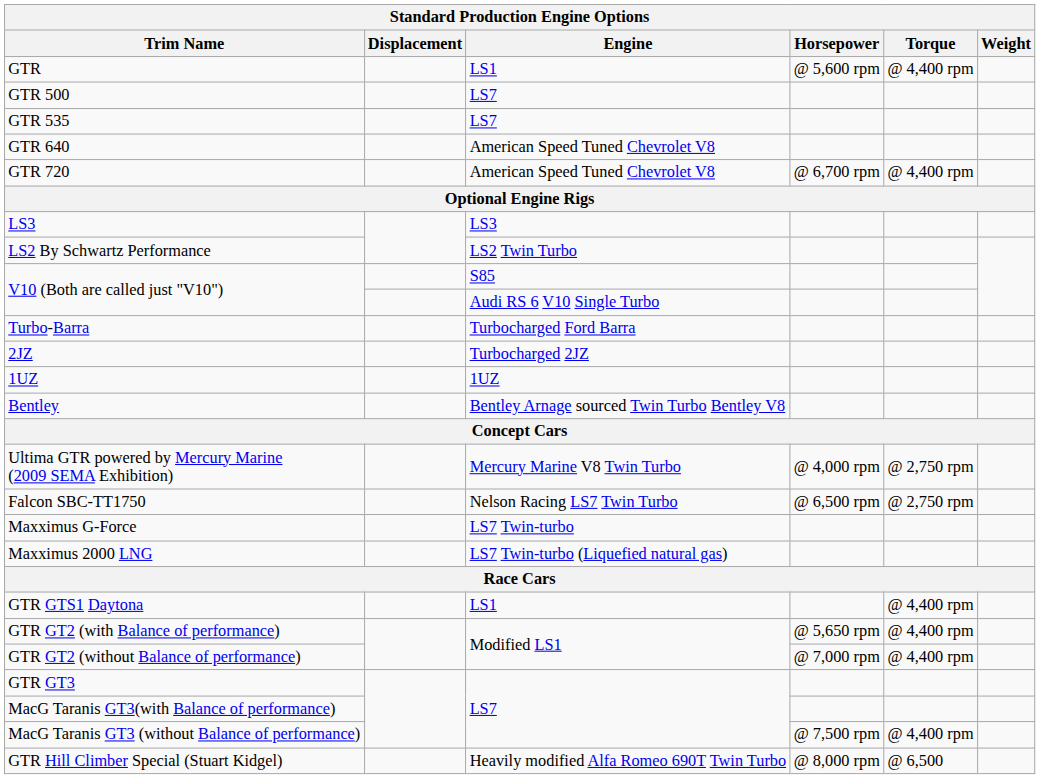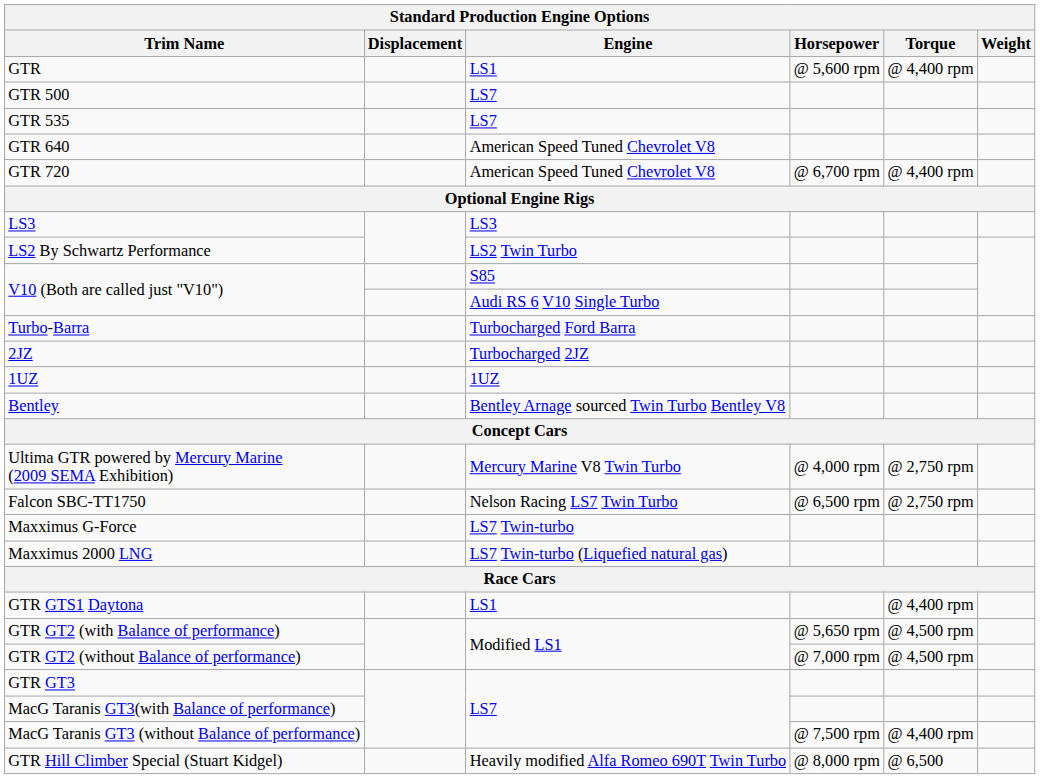(930, 631) @ 4,400 rpm -> (930, 631) @ 4,500 rpm
(930, 656) @ 4,400 rpm -> (930, 656) @ 4,500 rpm
